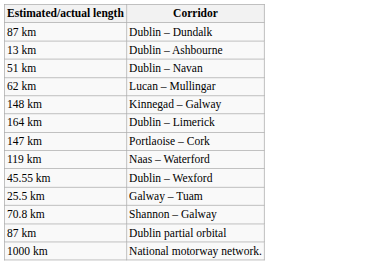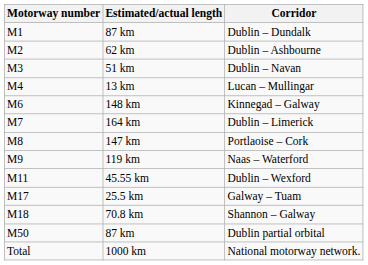+ column: (54, 13)
(22, 50) 13 km -> (120, 50) 62 km
(22, 86) 62 km -> (120, 86) 13 km
